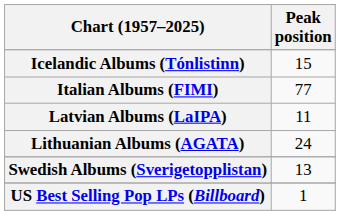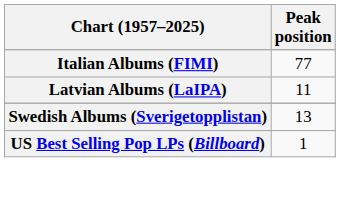- row: (138, 63)
- row: (138, 143)
